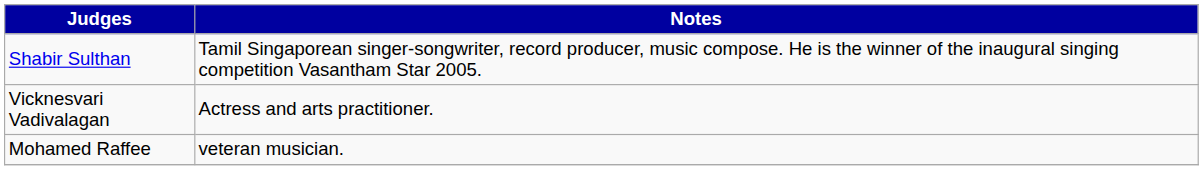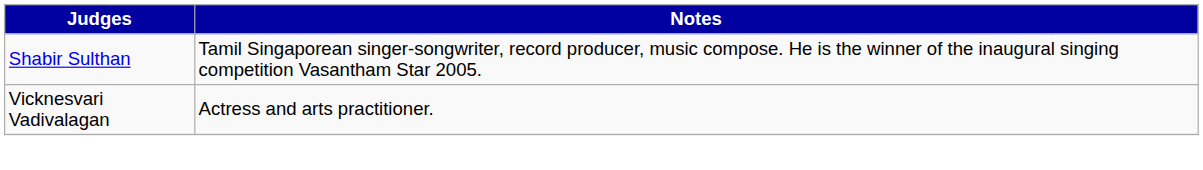- row: (80, 149)
